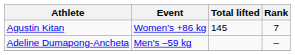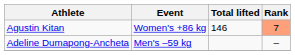(219, 28) 145 -> (219, 28) 146
(276, 28) no background -> (276, 28) lightsalmon background
